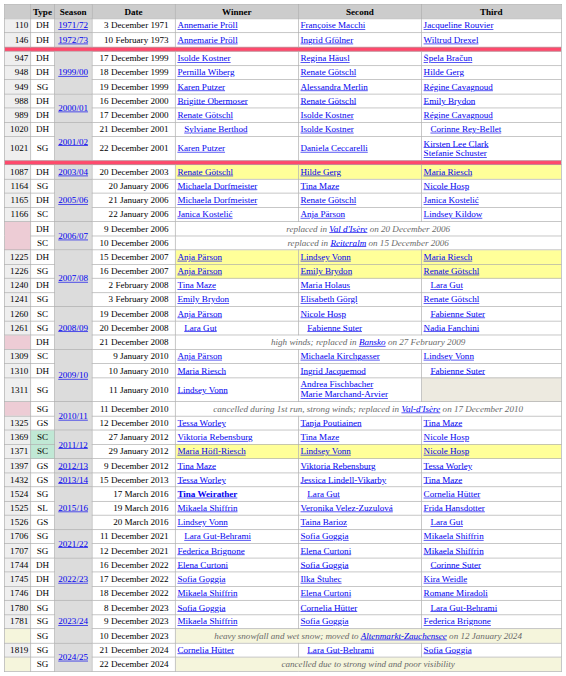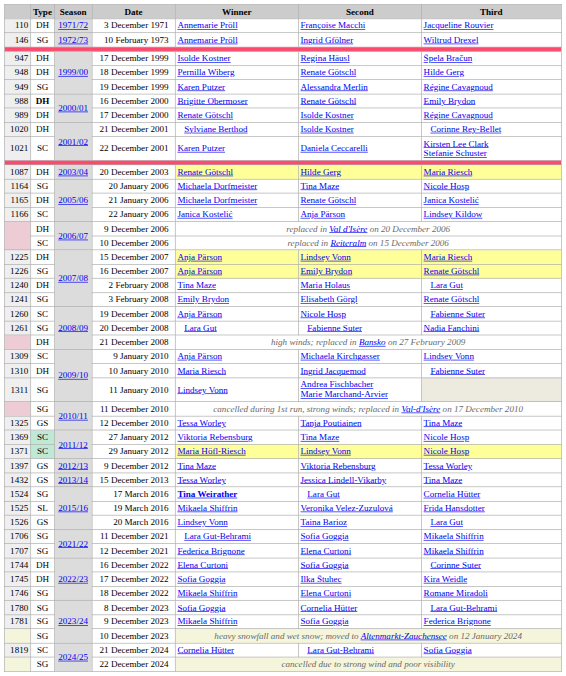(42, 40) DH -> (42, 40) SG
(42, 101) normal -> (42, 101) bold
(42, 148) SG -> (42, 148) SC
(42, 593) DH -> (42, 593) SG
(42, 650) SG -> (42, 650) SC
